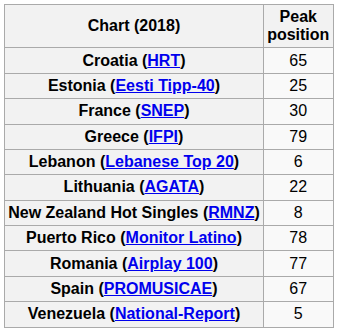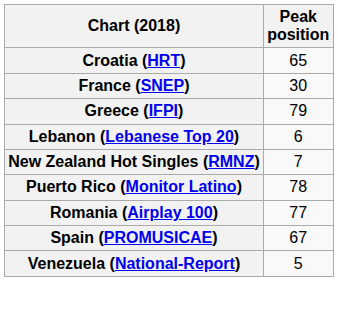- row: (134, 85)
- row: (134, 187)
(298, 212) 8 -> (298, 162) 7
